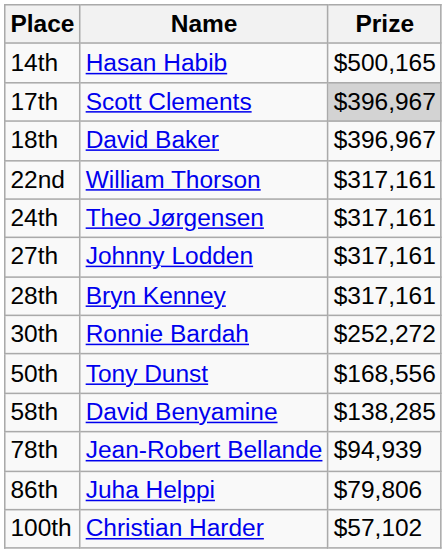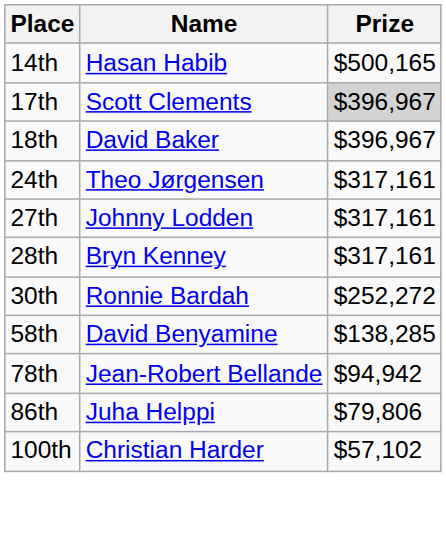- row: (38, 179)
- row: (34, 373)
(378, 450) $94,939 -> (378, 373) $94,942
